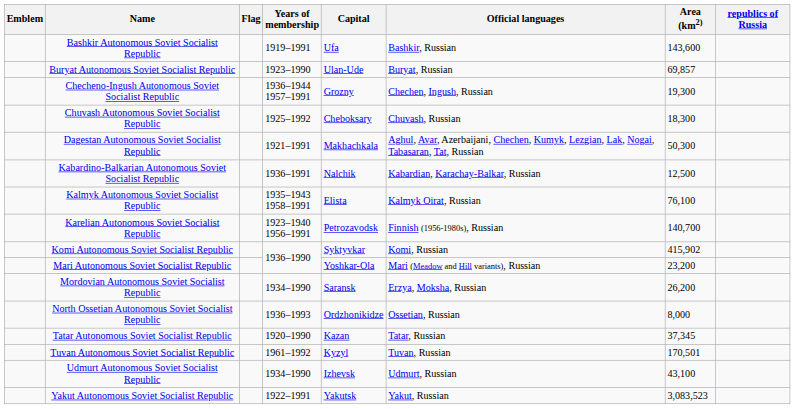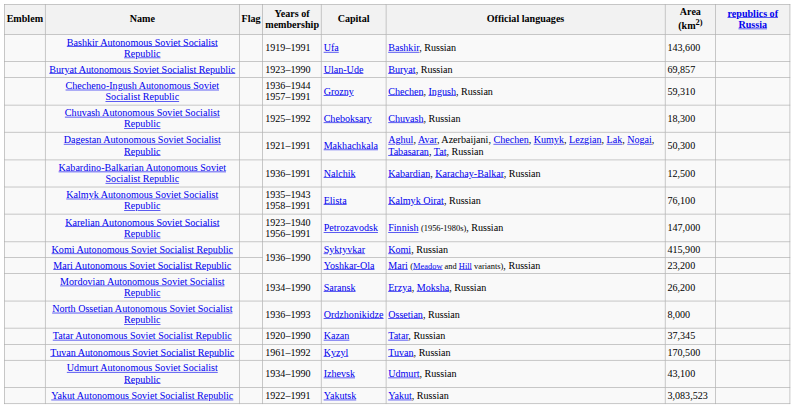(681, 91) 19,300 -> (681, 91) 59,310
(684, 228) 140,700 -> (684, 228) 147,000
(684, 249) 415,902 -> (684, 249) 415,900
(684, 352) 170,501 -> (684, 352) 170,500
